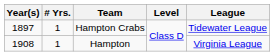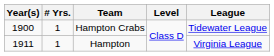(23, 28) 1897 -> (23, 28) 1900
(23, 44) 1908 -> (23, 44) 1911
